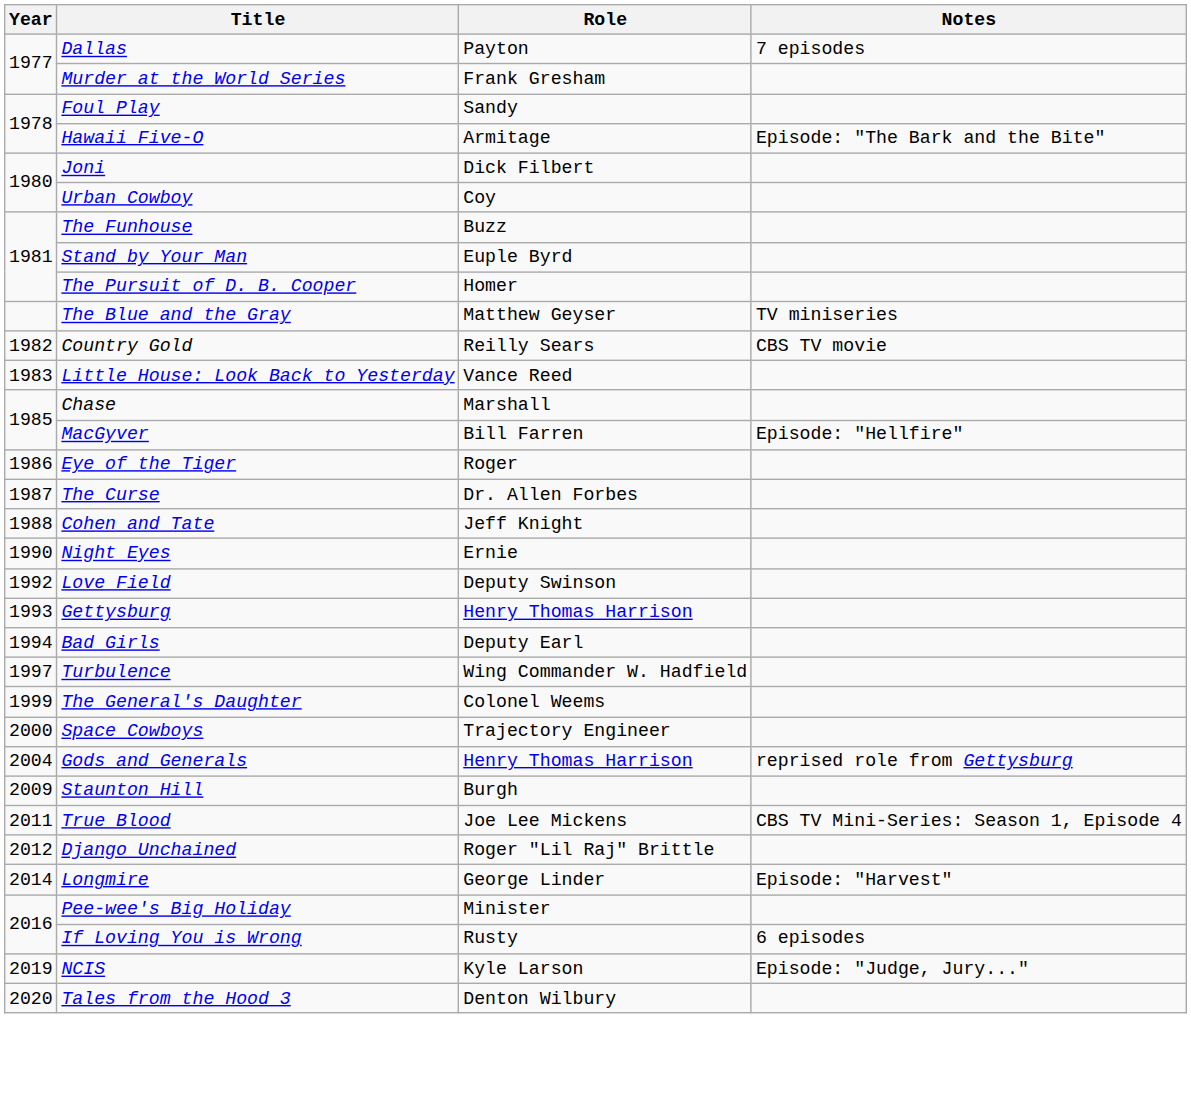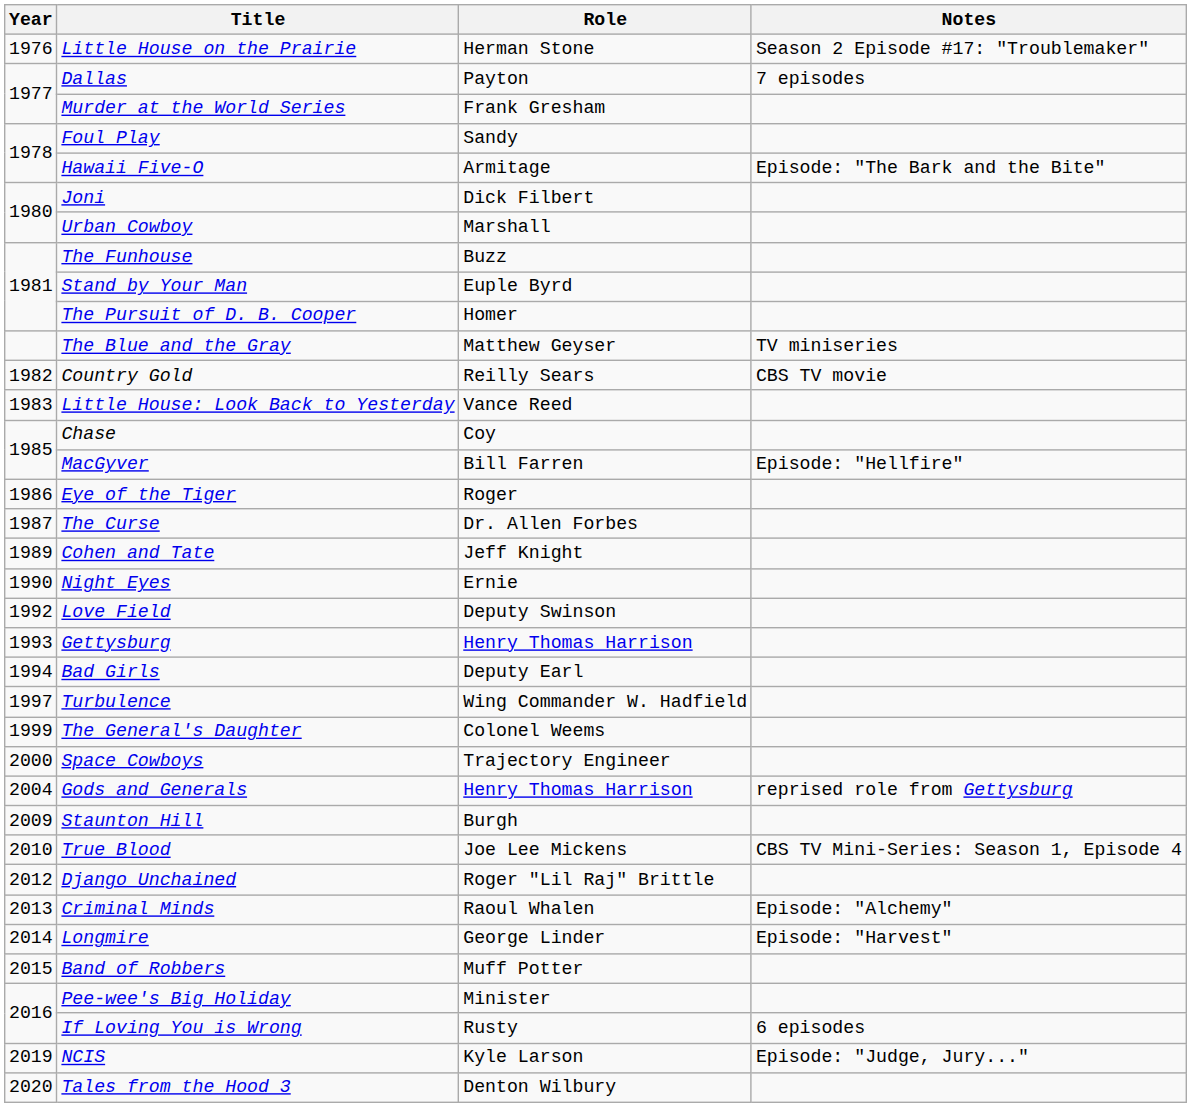+ row: (209, 49)
(480, 198) Coy -> (507, 227) Marshall
(507, 405) Marshall -> (480, 435) Coy
(31, 524) 1988 -> (31, 553) 1989
(31, 820) 2011 -> (31, 850) 2010
+ row: (138, 909)
+ row: (143, 969)
